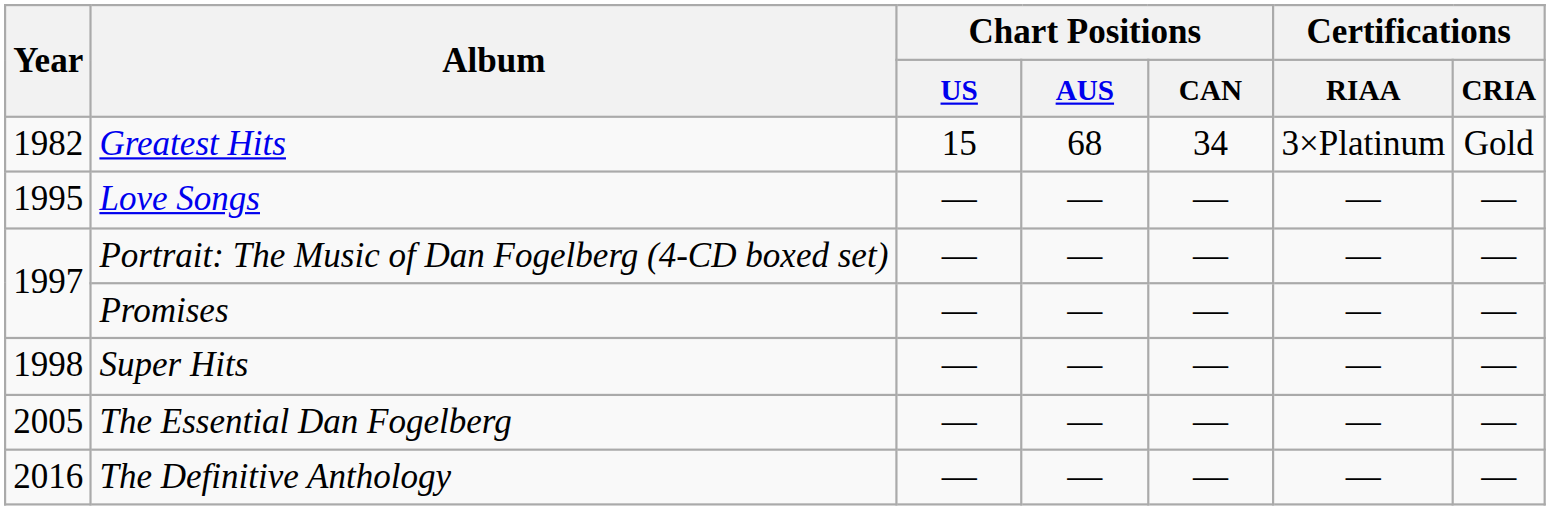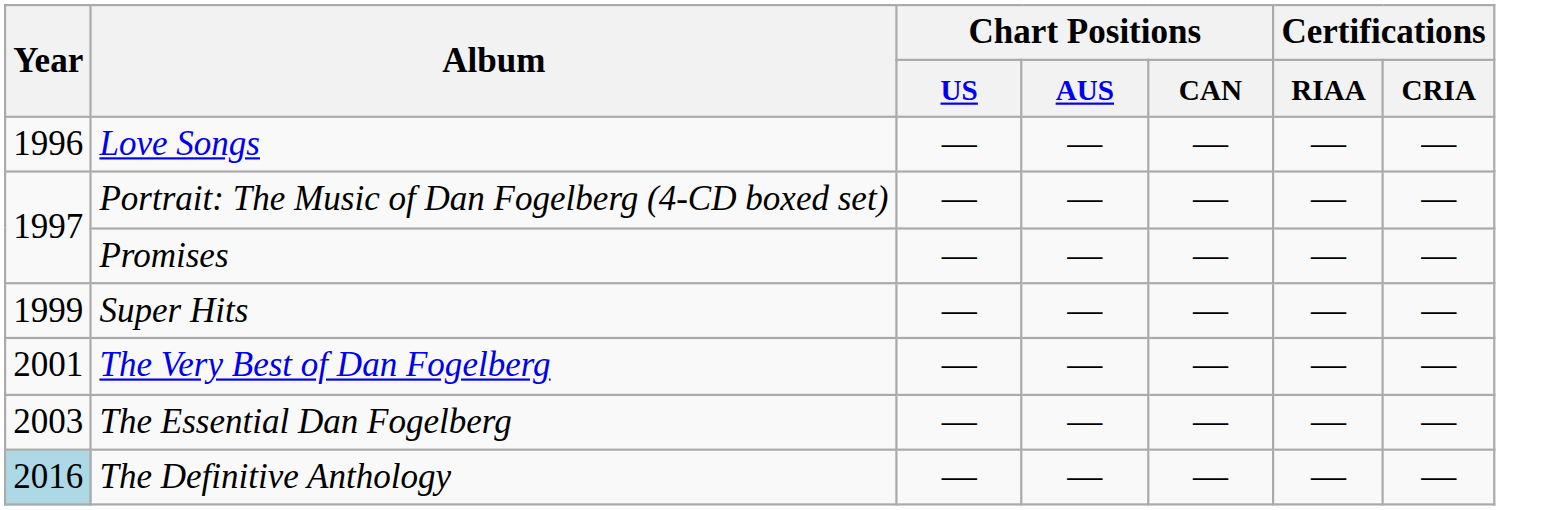- row: (193, 143)
(48, 198) 1995 -> (48, 143) 1996
(48, 365) 1998 -> (48, 310) 1999
+ row: (325, 365)
(48, 421) 2005 -> (48, 421) 2003
(48, 476) no background -> (48, 476) lightblue background
